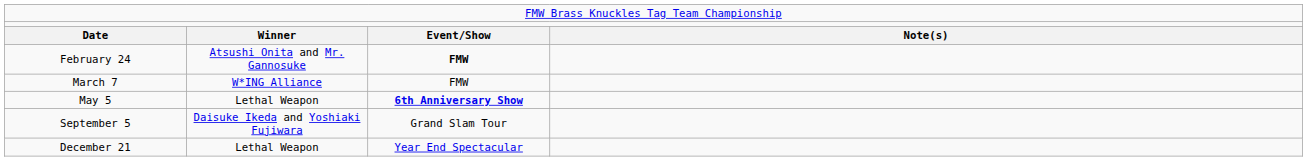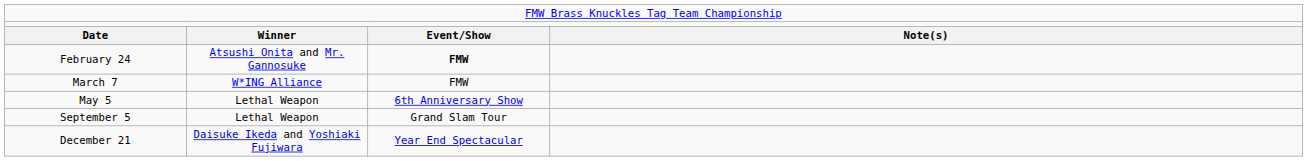(459, 100) bold -> (459, 100) normal
(277, 123) Daisuke Ikeda and Yoshiaki Fujiwara -> (277, 117) Lethal Weapon
(277, 147) Lethal Weapon -> (277, 141) Daisuke Ikeda and Yoshiaki Fujiwara
